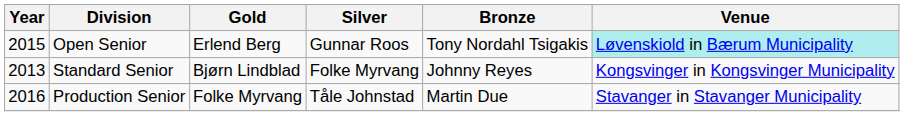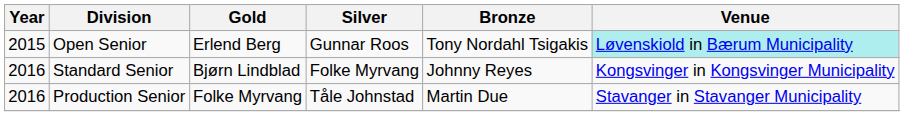(27, 70) 2013 -> (27, 70) 2016
